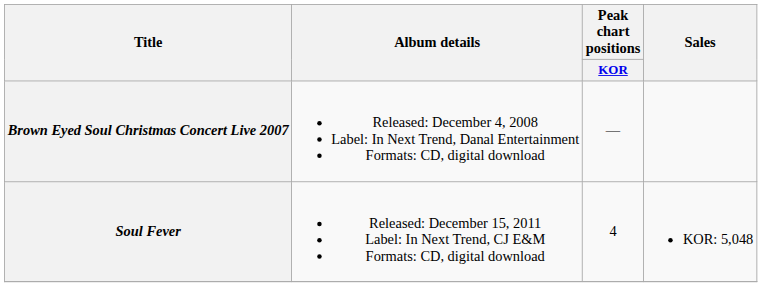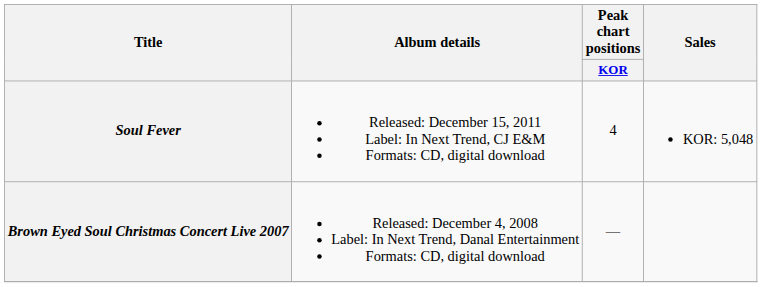rows swapped: (148, 131) <-> (148, 231)
